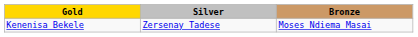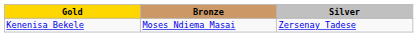columns swapped: (208, 11) <-> (345, 11)
